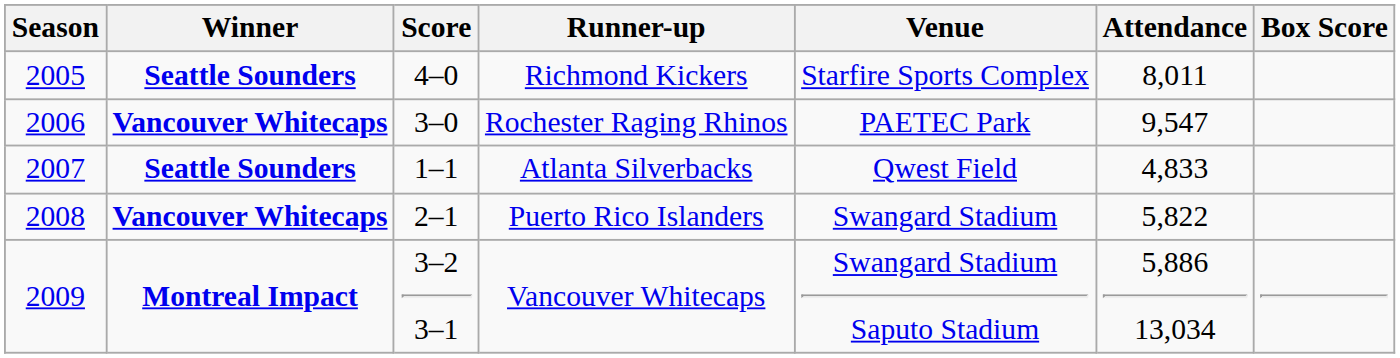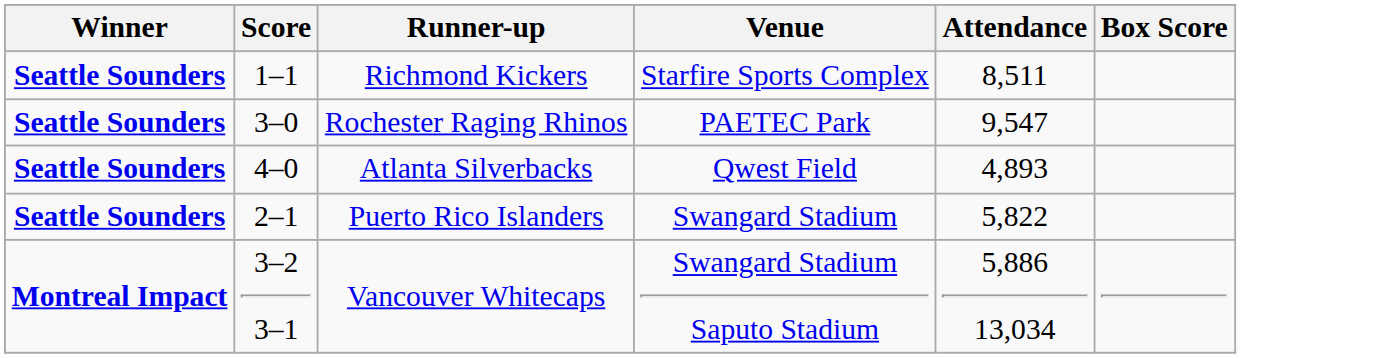- column: (55, 27)
(436, 74) 4–0 -> (276, 74) 1–1
(1175, 74) 8,011 -> (1015, 74) 8,511
(250, 121) Vancouver Whitecaps -> (120, 121) Seattle Sounders
(436, 168) 1–1 -> (276, 168) 4–0
(1175, 168) 4,833 -> (1015, 168) 4,893
(250, 215) Vancouver Whitecaps -> (120, 215) Seattle Sounders
